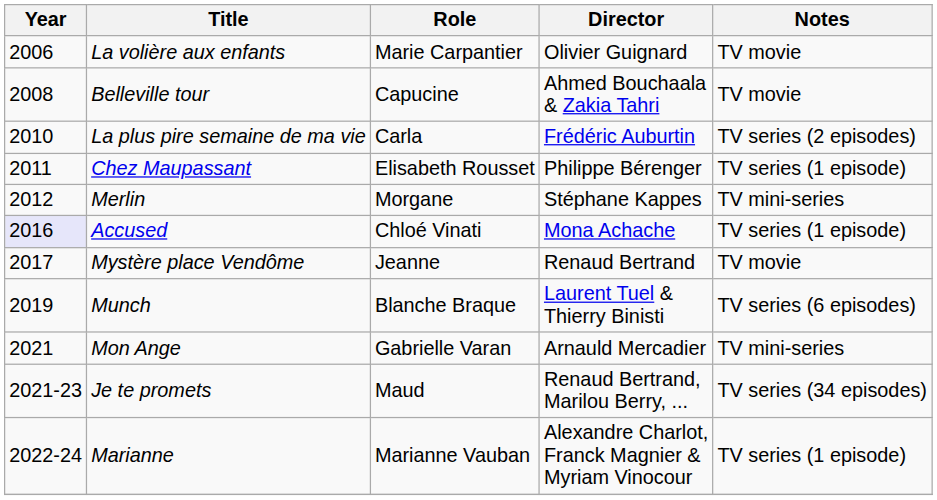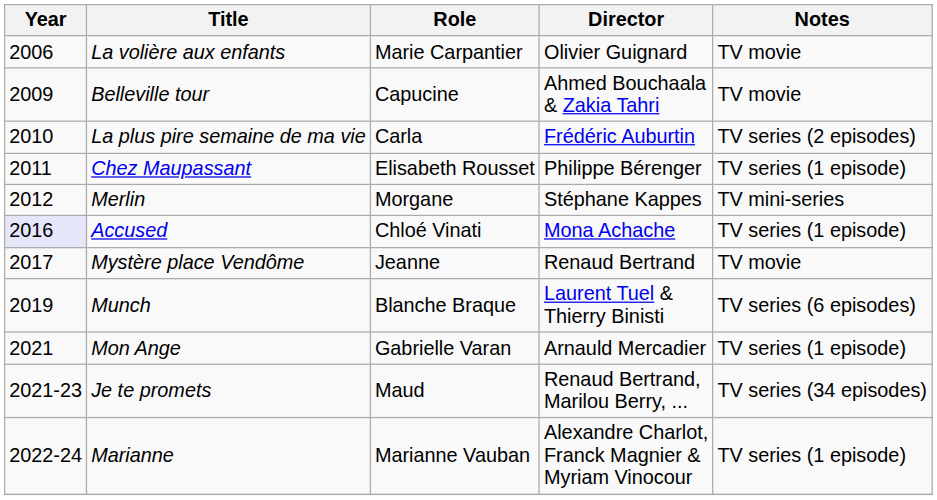(31, 94) 2008 -> (31, 94) 2009
(781, 348) TV mini-series -> (812, 348) TV series (1 episode)
